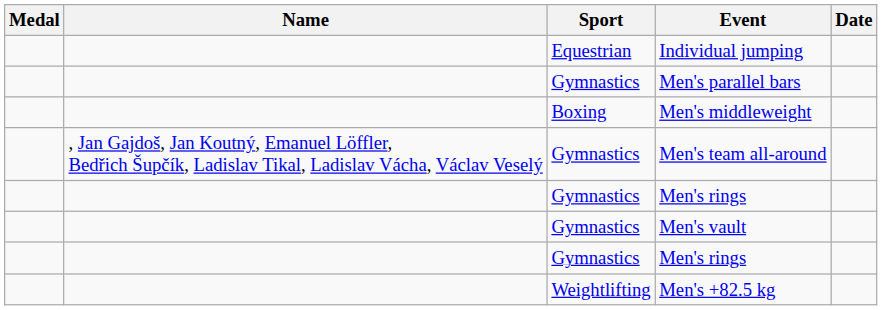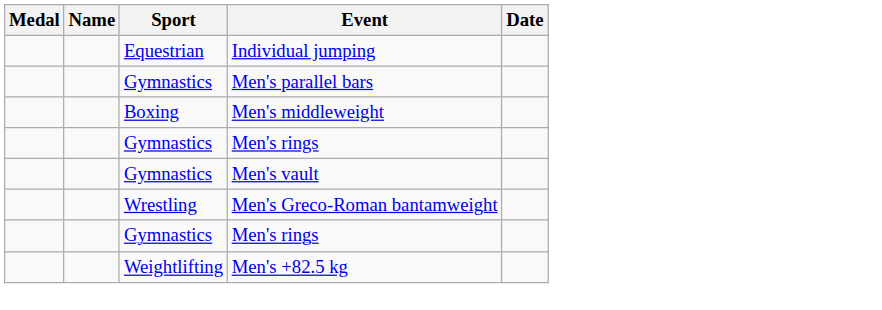- row: (596, 154)
+ row: (160, 205)
